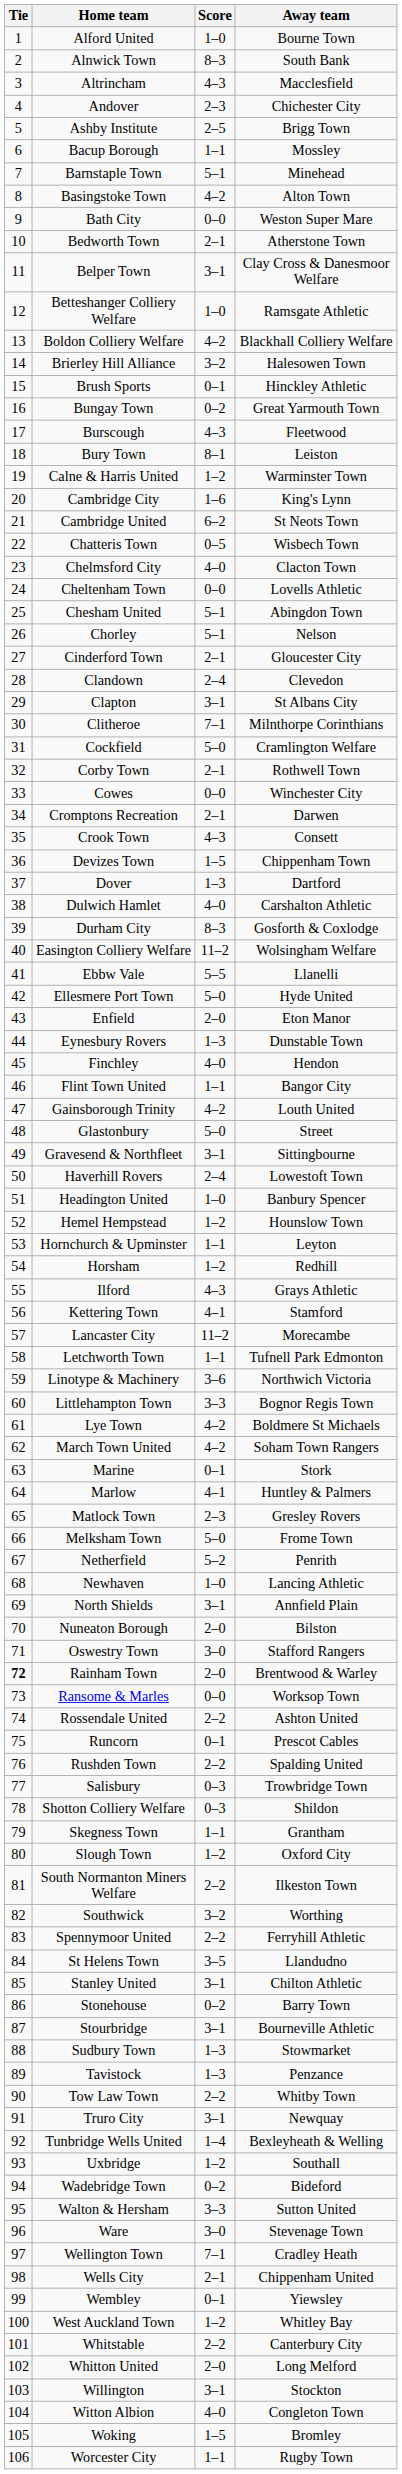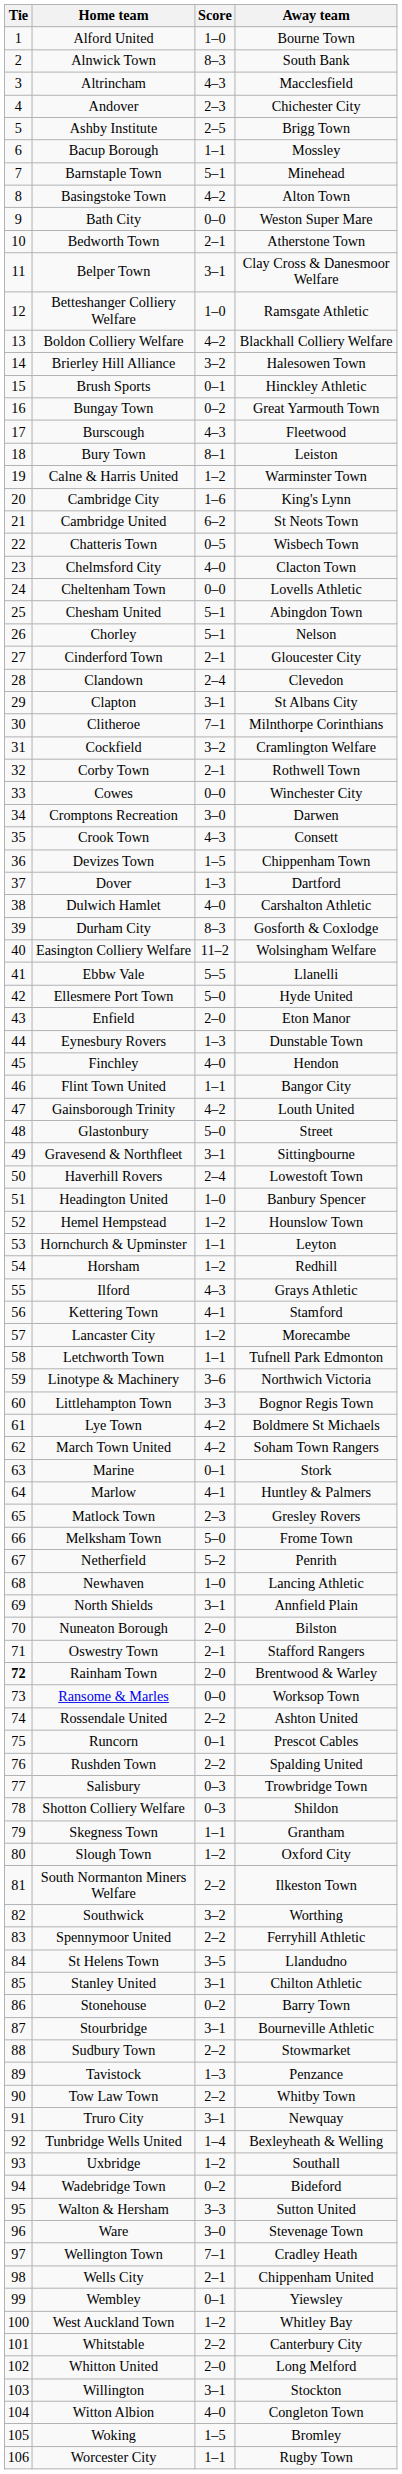(215, 747) 5–0 -> (215, 747) 3–2
(215, 815) 2–1 -> (215, 815) 3–0
(215, 1335) 11–2 -> (215, 1335) 1–2
(215, 1651) 3–0 -> (215, 1651) 2–1
(215, 2051) 1–3 -> (215, 2051) 2–2
